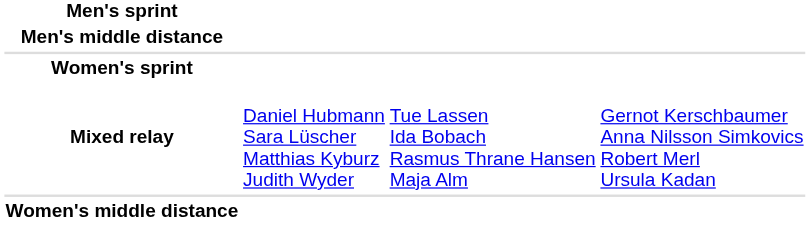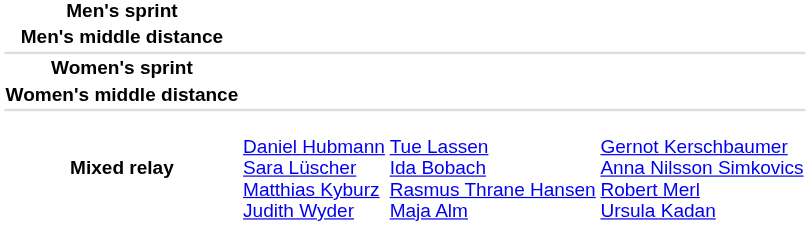rows swapped: (122, 211) <-> (122, 137)
